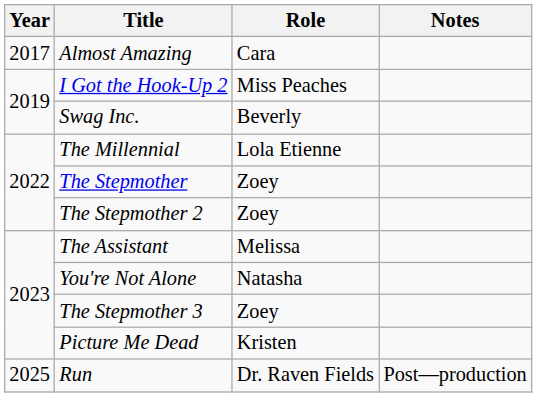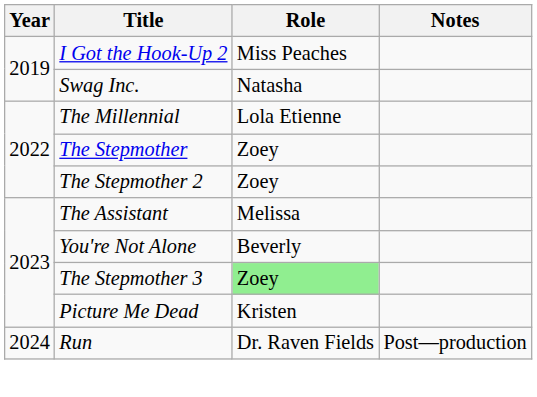- row: (125, 52)
(269, 117) Beverly -> (270, 85) Natasha
(270, 278) Natasha -> (269, 246) Beverly
(258, 310) no background -> (258, 278) lightgreen background
(30, 375) 2025 -> (30, 342) 2024
